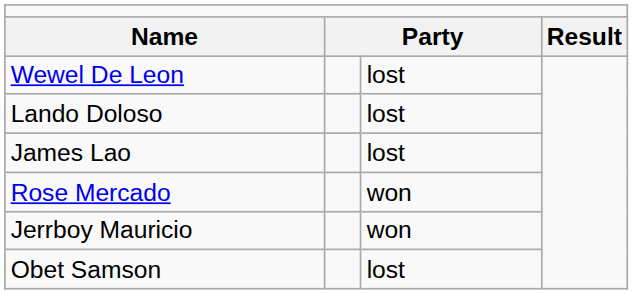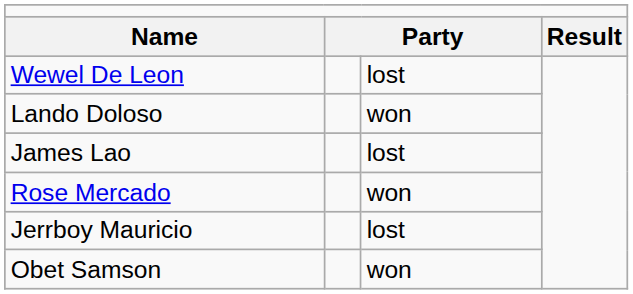(386, 114) lost -> (389, 114) won
(389, 231) won -> (386, 231) lost
(386, 270) lost -> (389, 270) won
